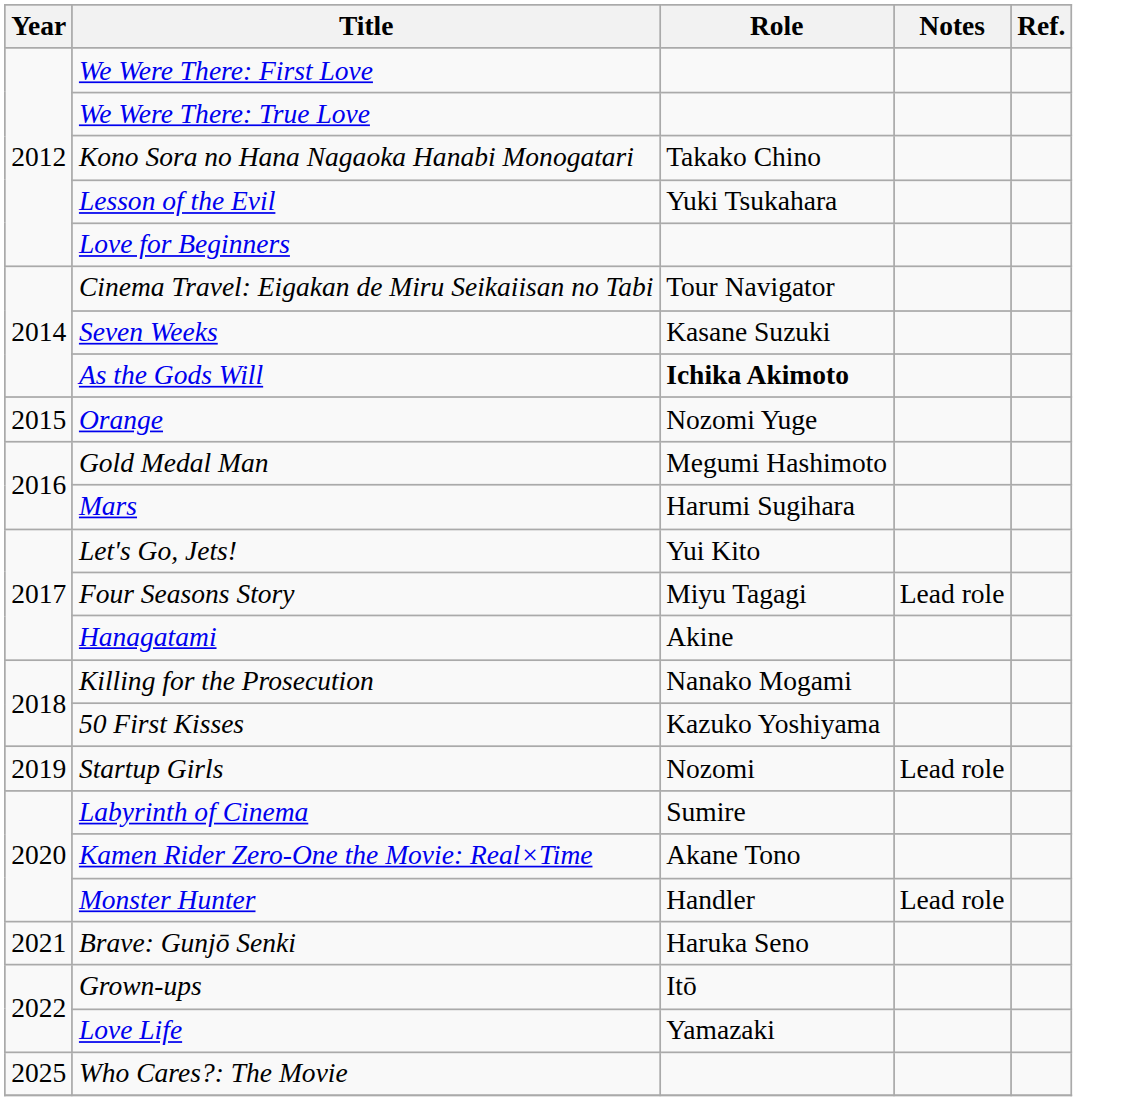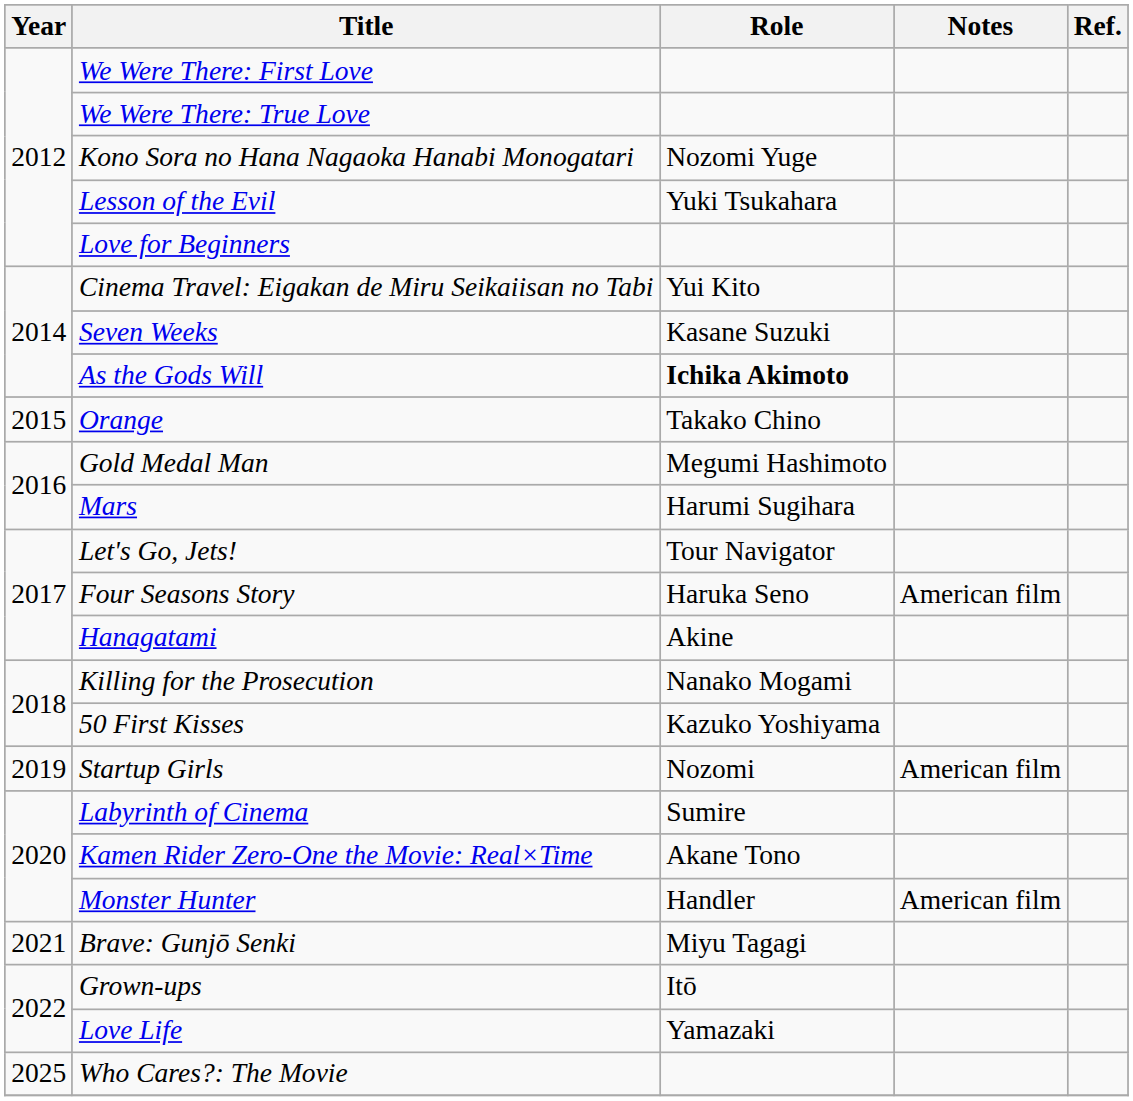(744, 157) Takako Chino -> (742, 157) Nozomi Yuge
(750, 288) Tour Navigator -> (713, 288) Yui Kito
(742, 419) Nozomi Yuge -> (744, 419) Takako Chino
(713, 550) Yui Kito -> (750, 550) Tour Navigator
(736, 593) Miyu Tagagi -> (738, 593) Haruka Seno
(952, 593) Lead role -> (980, 593) American film
(952, 768) Lead role -> (980, 768) American film
(952, 899) Lead role -> (980, 899) American film
(738, 942) Haruka Seno -> (736, 942) Miyu Tagagi
